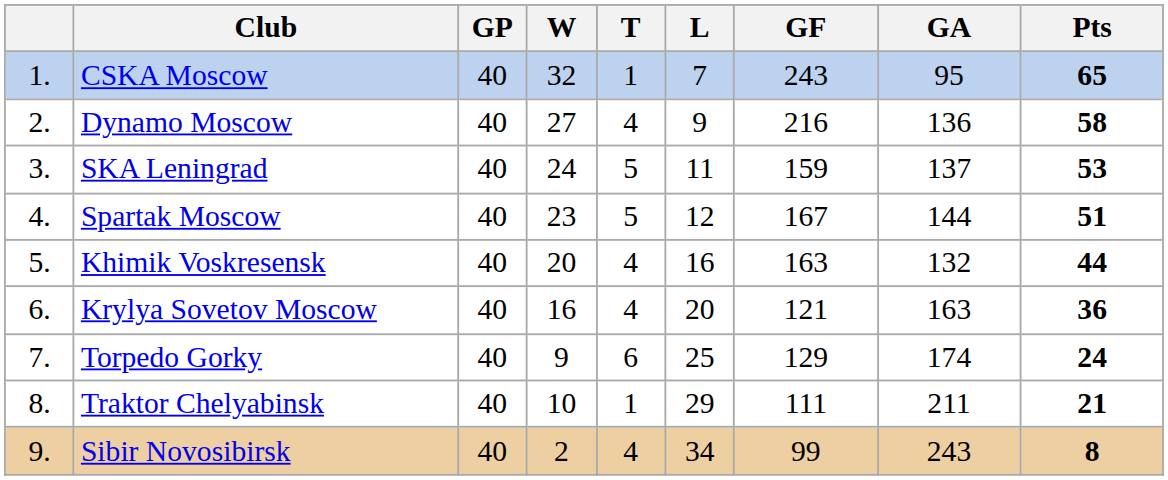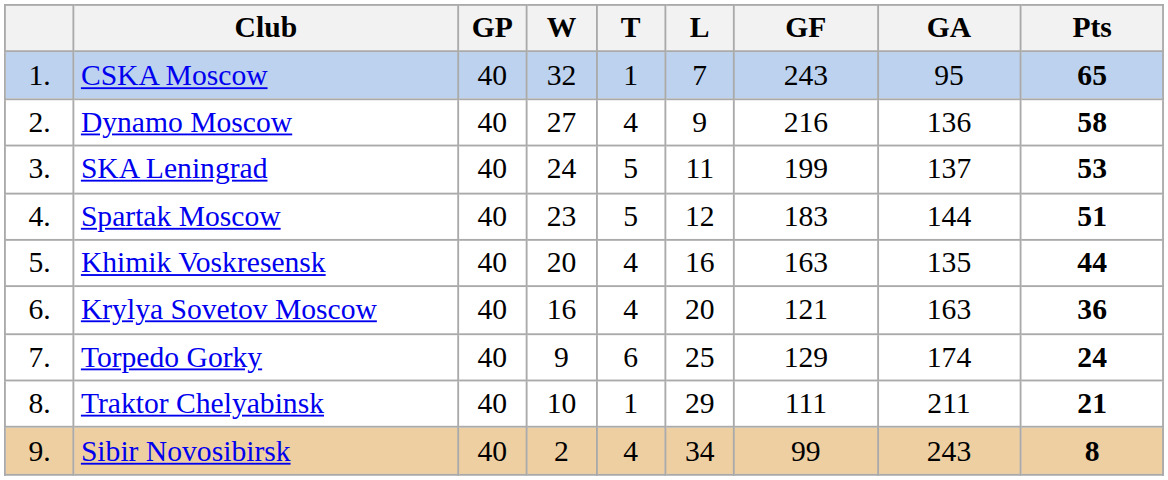(806, 168) 159 -> (806, 168) 199
(806, 215) 167 -> (806, 215) 183
(949, 262) 132 -> (949, 262) 135
